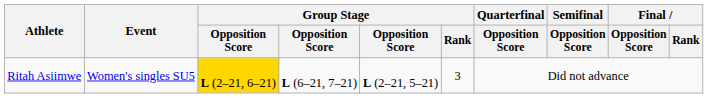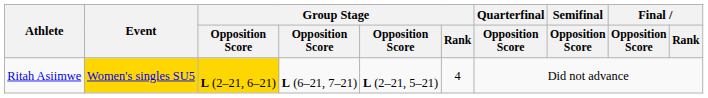(141, 75) no background -> (141, 75) gold background
(458, 75) 3 -> (458, 75) 4
